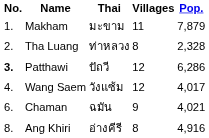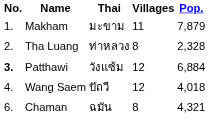(99, 67) ปัถวี -> (106, 67) วังแซ้ม
(191, 66) 6,286 -> (191, 66) 6,884
(106, 87) วังแซ้ม -> (99, 87) ปัถวี
(191, 87) 4,017 -> (191, 87) 4,018
(135, 107) 9 -> (135, 107) 8
(191, 107) 4,021 -> (191, 107) 4,321
- row: (48, 127)
